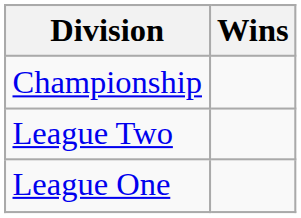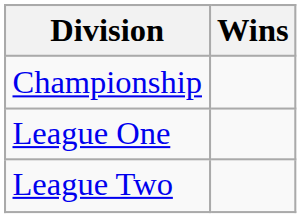rows swapped: (91, 184) <-> (93, 133)
